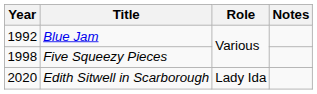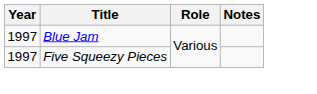(22, 36) 1992 -> (22, 36) 1997
(22, 57) 1998 -> (22, 57) 1997
- row: (126, 78)
